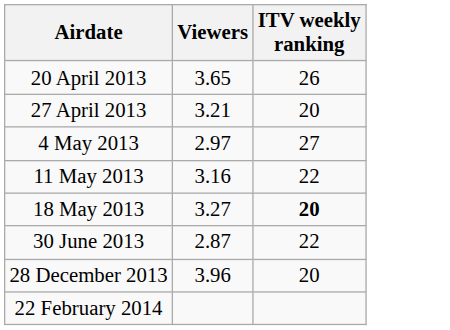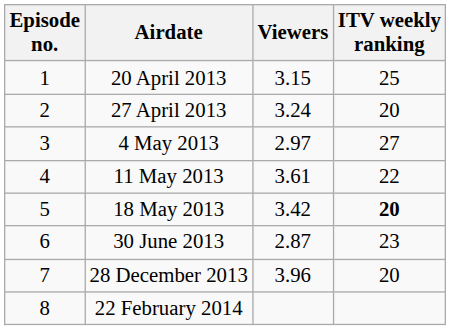+ column: (45, 32)
(213, 77) 3.65 -> (293, 77) 3.15
(309, 77) 26 -> (389, 77) 25
(213, 110) 3.21 -> (293, 110) 3.24
(213, 176) 3.16 -> (293, 176) 3.61
(213, 209) 3.27 -> (293, 209) 3.42
(309, 242) 22 -> (389, 242) 23
